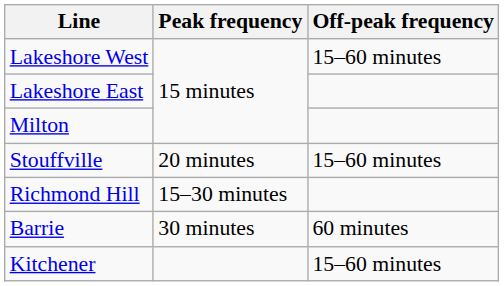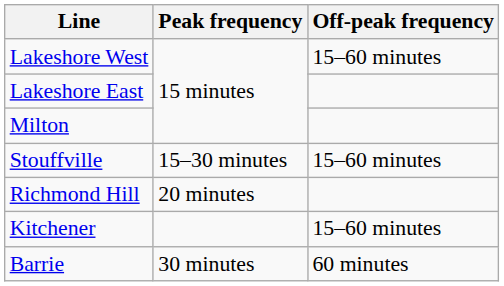(206, 159) 20 minutes -> (223, 159) 15–30 minutes
(223, 194) 15–30 minutes -> (206, 194) 20 minutes
rows swapped: (53, 263) <-> (37, 228)
